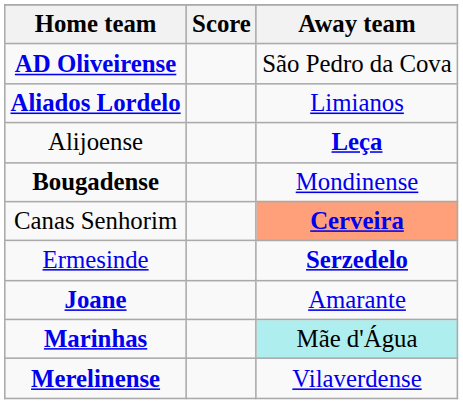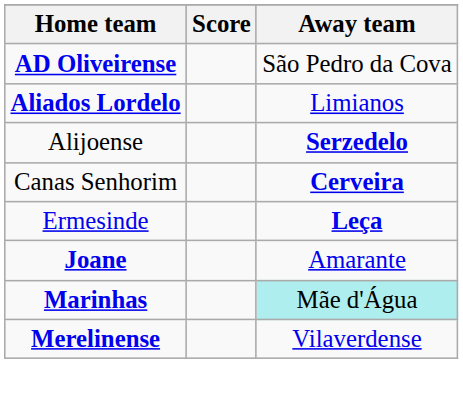(357, 142) Leça -> (357, 142) Serzedelo
- row: (96, 181)
(357, 220) lightsalmon background -> (357, 181) no background
(357, 260) Serzedelo -> (357, 220) Leça
